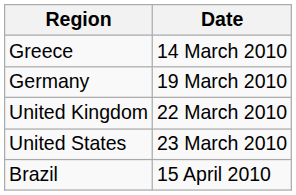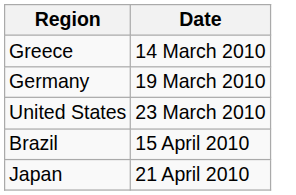- row: (79, 112)
+ row: (36, 174)
